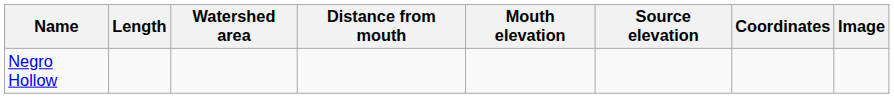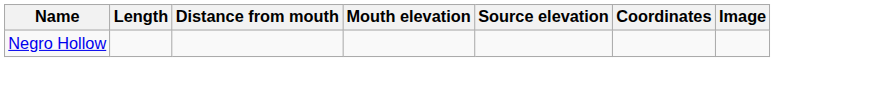- column: (234, 26)
